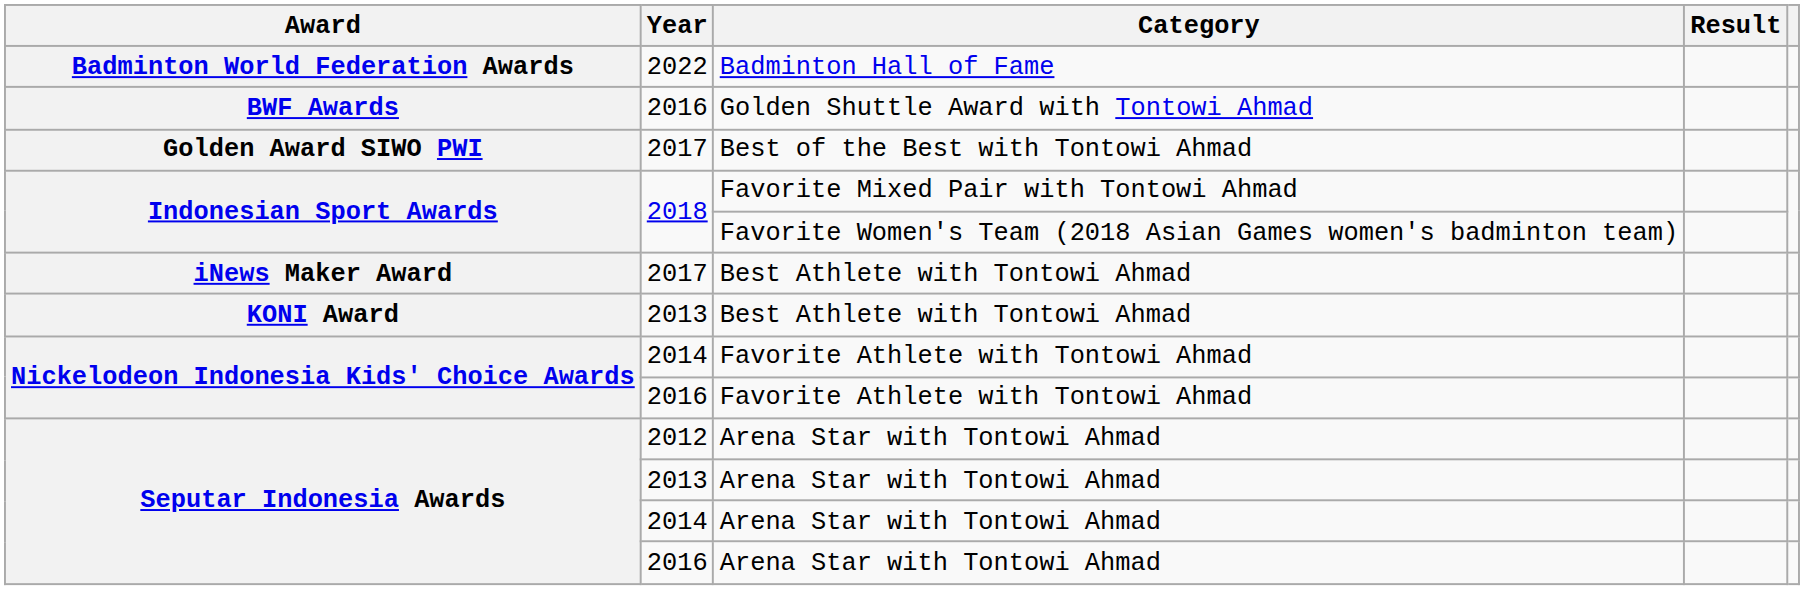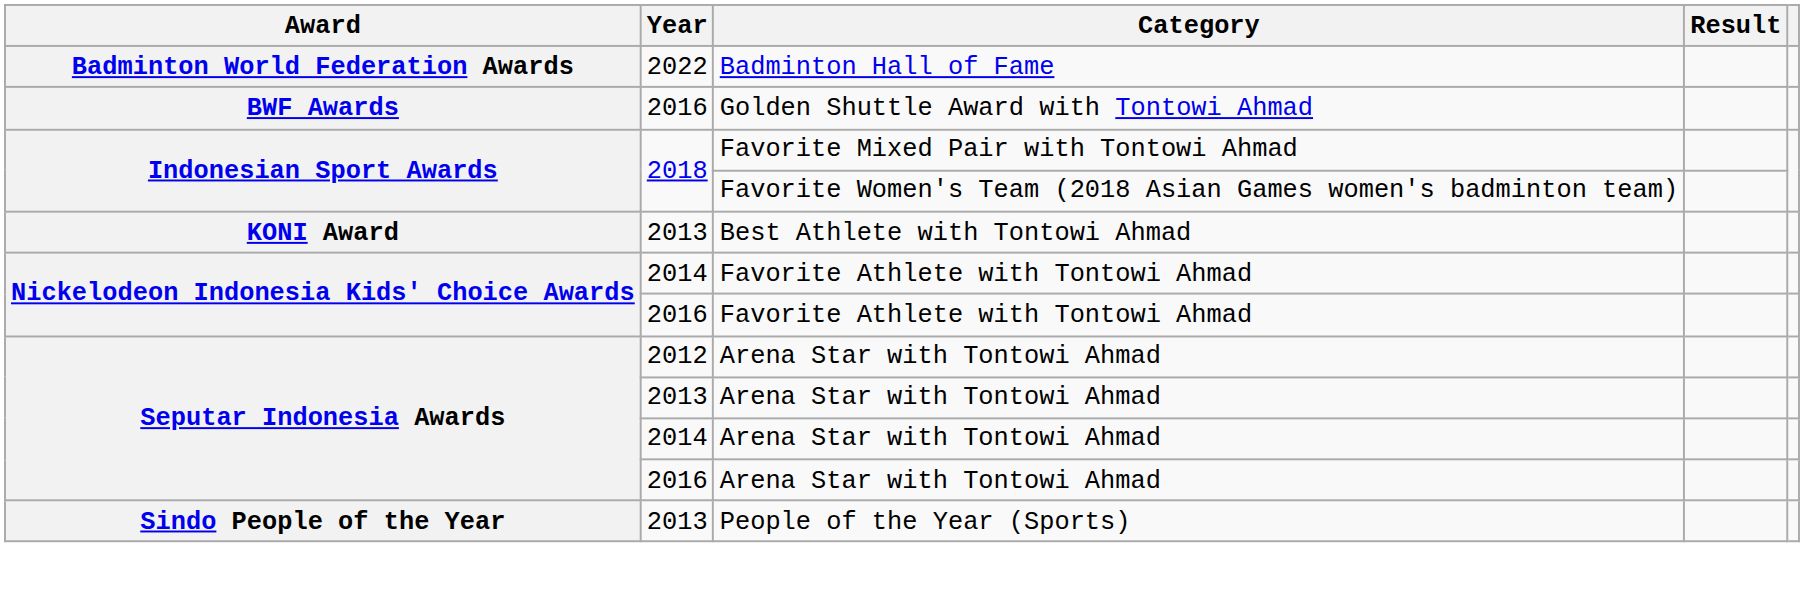- row: (323, 150)
- row: (323, 274)
+ row: (323, 521)
